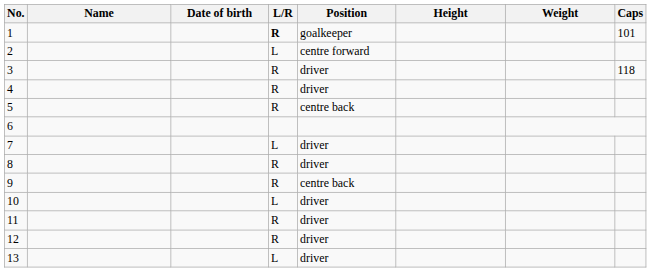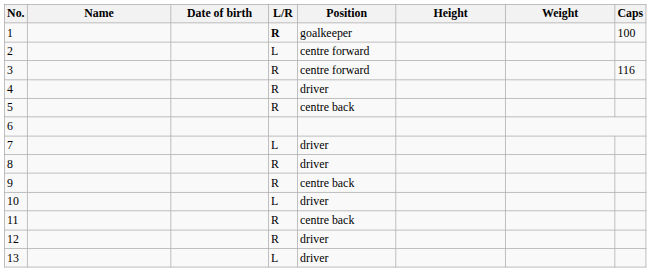(626, 32) 101 -> (626, 32) 100
(314, 70) driver -> (335, 70) centre forward
(626, 70) 118 -> (626, 70) 116
(314, 220) driver -> (327, 220) centre back
